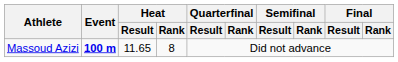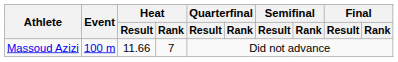(100, 48) bold -> (100, 48) normal
(137, 48) 11.65 -> (137, 48) 11.66
(172, 48) 8 -> (171, 48) 7
